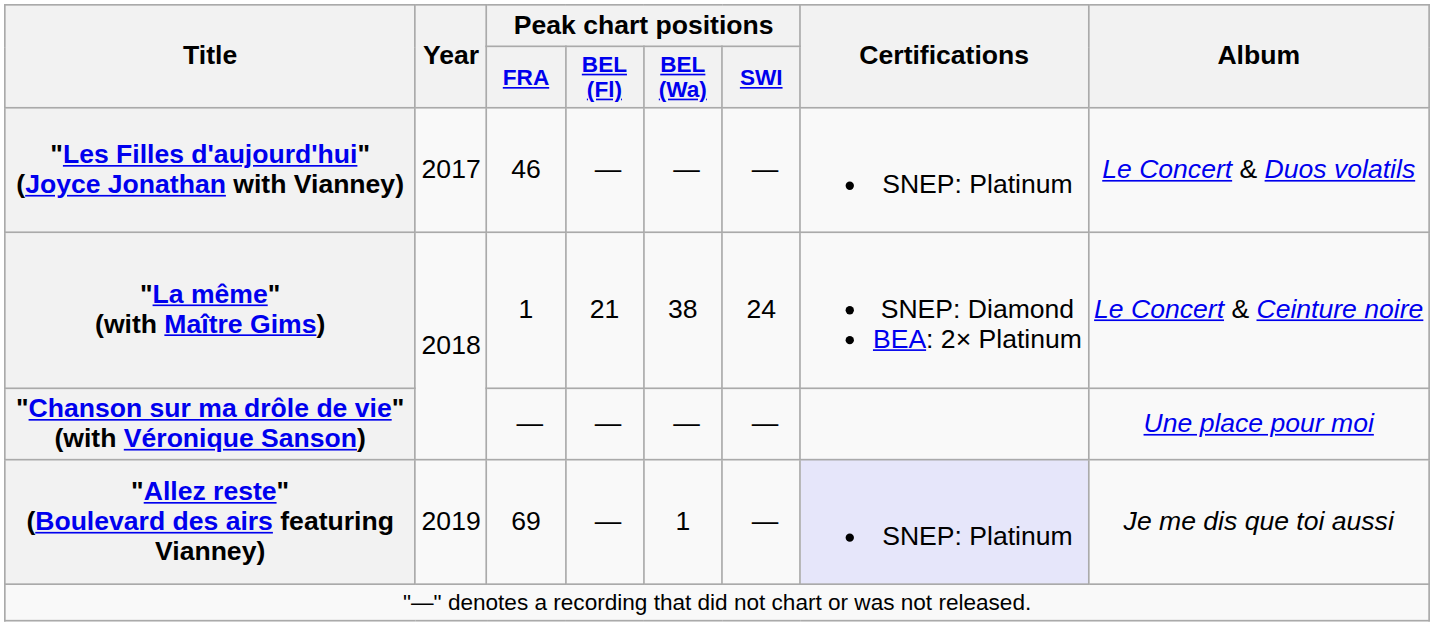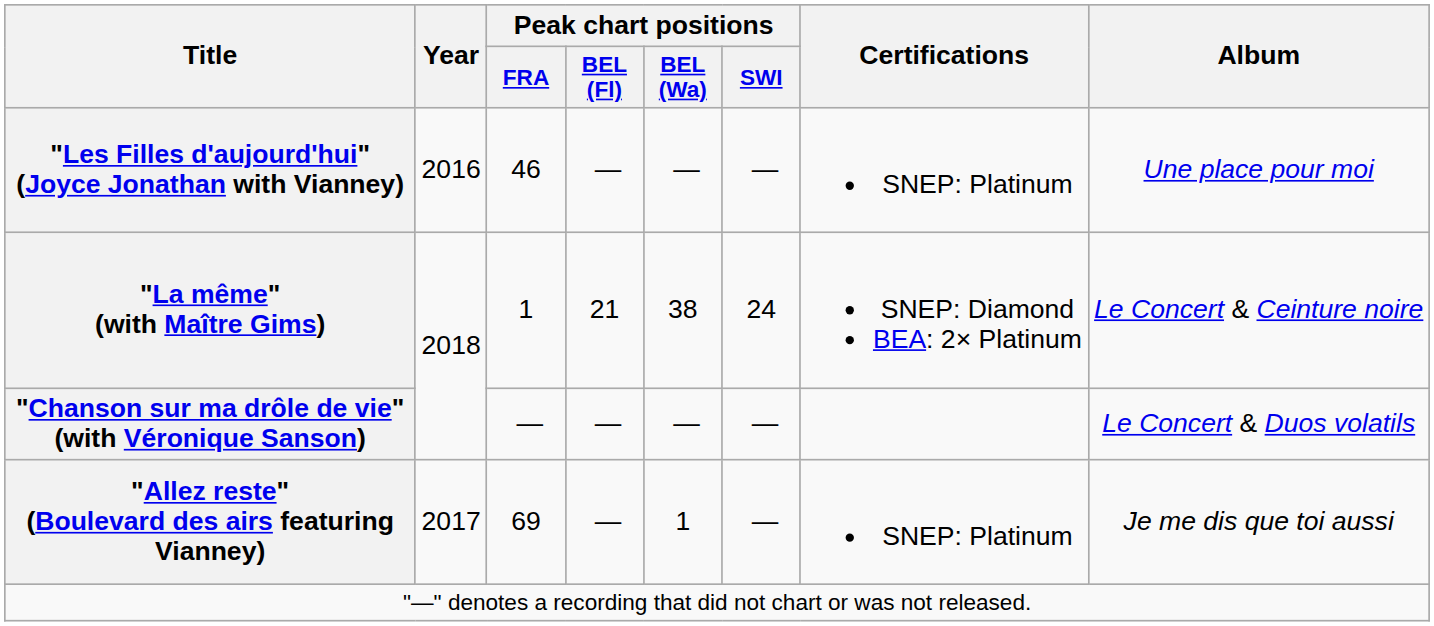(451, 169) 2017 -> (451, 169) 2016
(1259, 169) Le Concert & Duos volatils -> (1259, 169) Une place pour moi
(1259, 423) Une place pour moi -> (1259, 423) Le Concert & Duos volatils
(451, 521) 2019 -> (451, 521) 2017
(944, 537) lavender background -> (944, 537) no background
